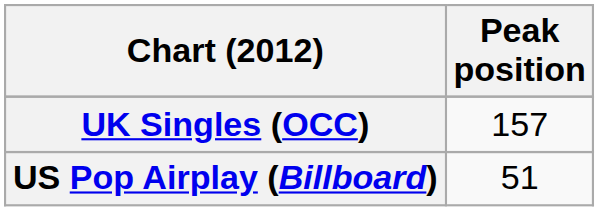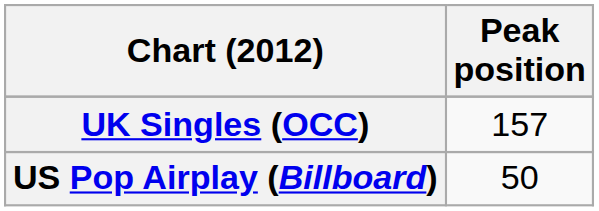(520, 177) 51 -> (520, 177) 50
